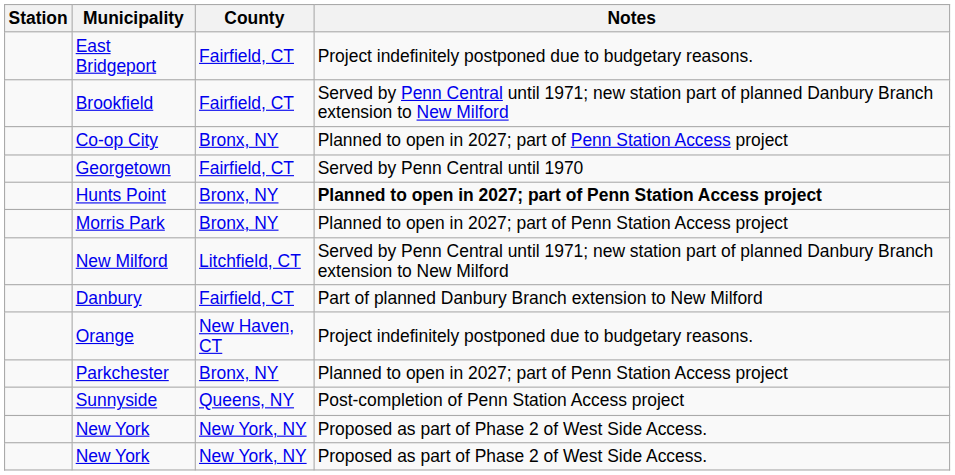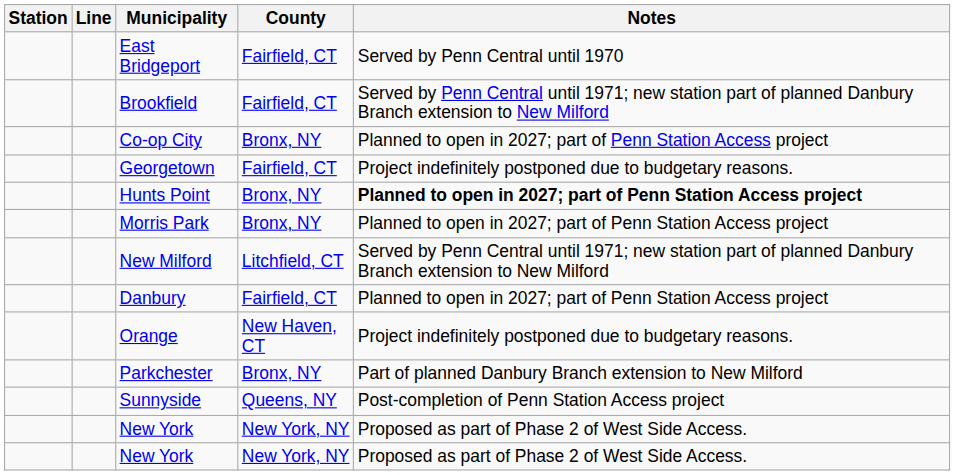+ column: (94, 18)
(535, 55) Project indefinitely postponed due to budgetary reasons. -> (491, 55) Served by Penn Central until 1970
(450, 168) Served by Penn Central until 1970 -> (575, 168) Project indefinitely postponed due to budgetary reasons.
(540, 298) Part of planned Danbury Branch extension to New Milford -> (593, 298) Planned to open in 2027; part of Penn Station Access project
(553, 373) Planned to open in 2027; part of Penn Station Access project -> (580, 373) Part of planned Danbury Branch extension to New Milford
